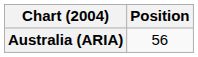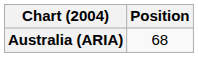(160, 40) 56 -> (160, 40) 68
